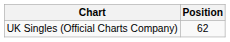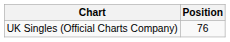(203, 28) 62 -> (203, 28) 76
